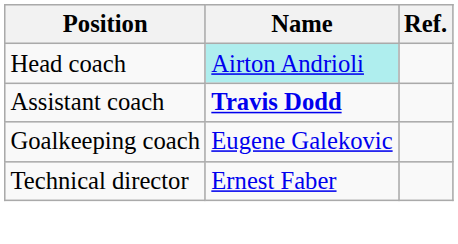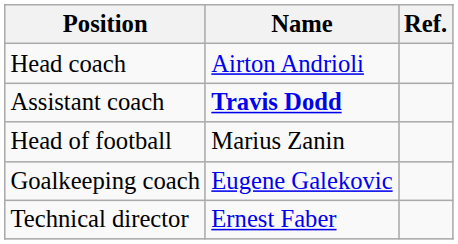(288, 63) paleturquoise background -> (288, 63) no background
+ row: (91, 141)
